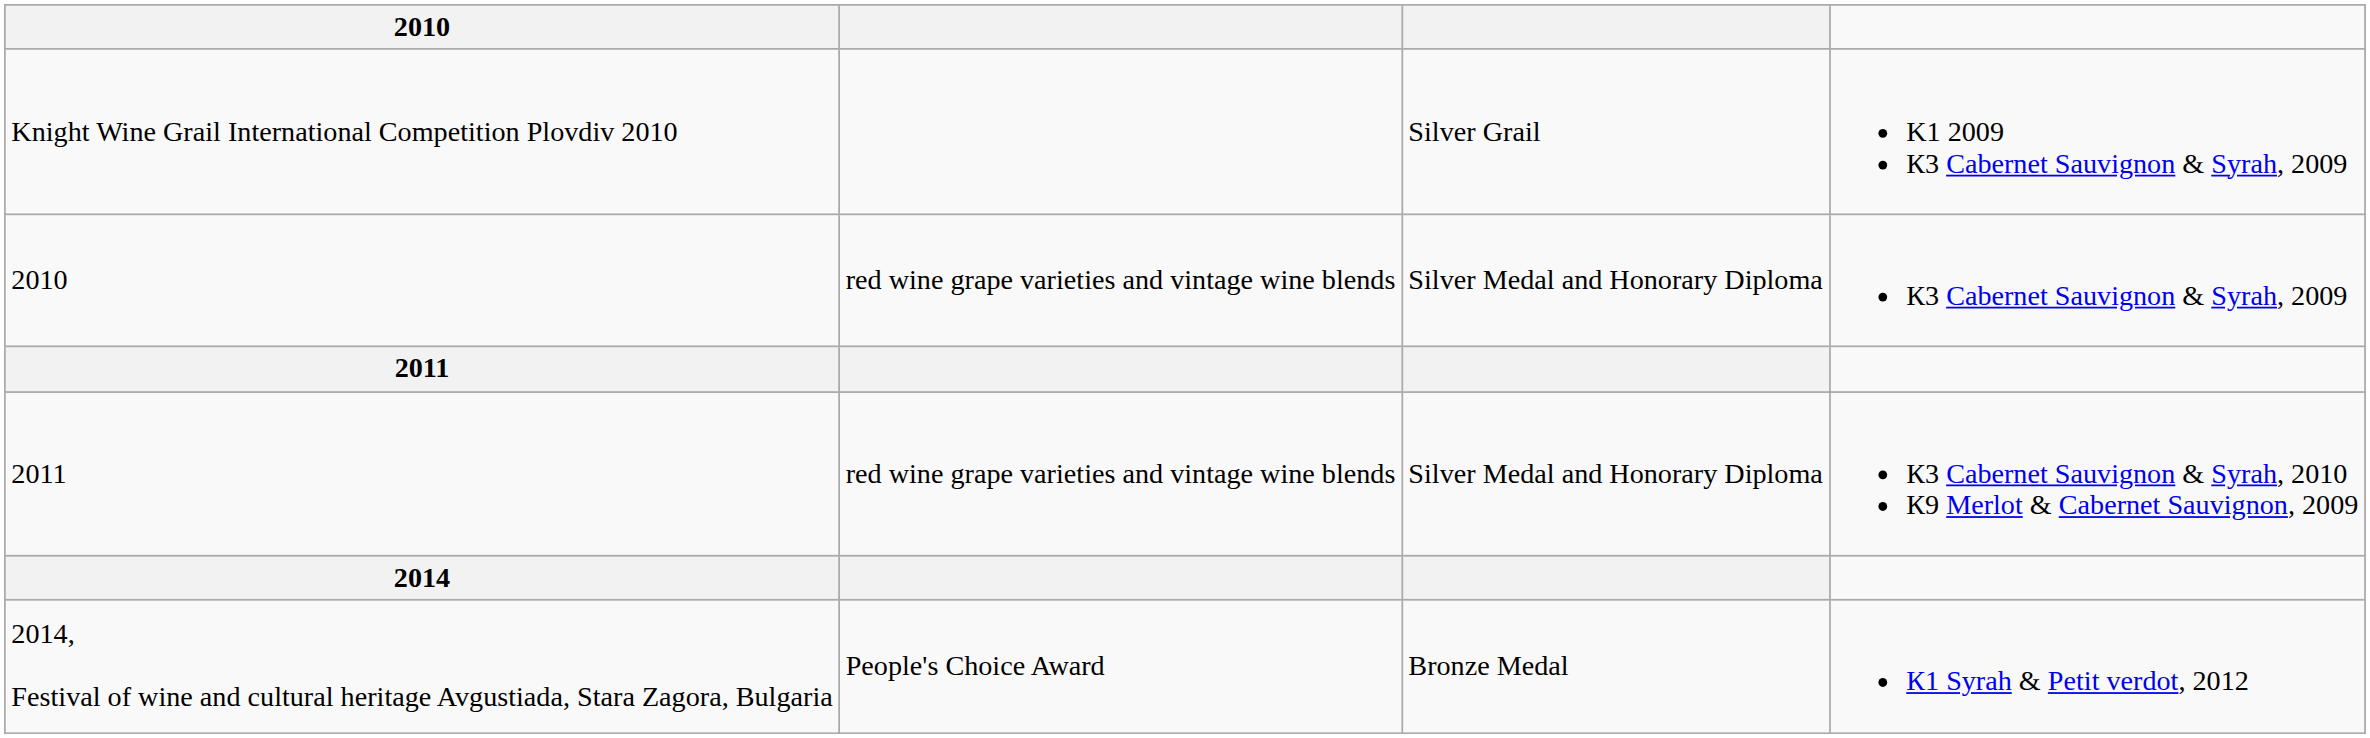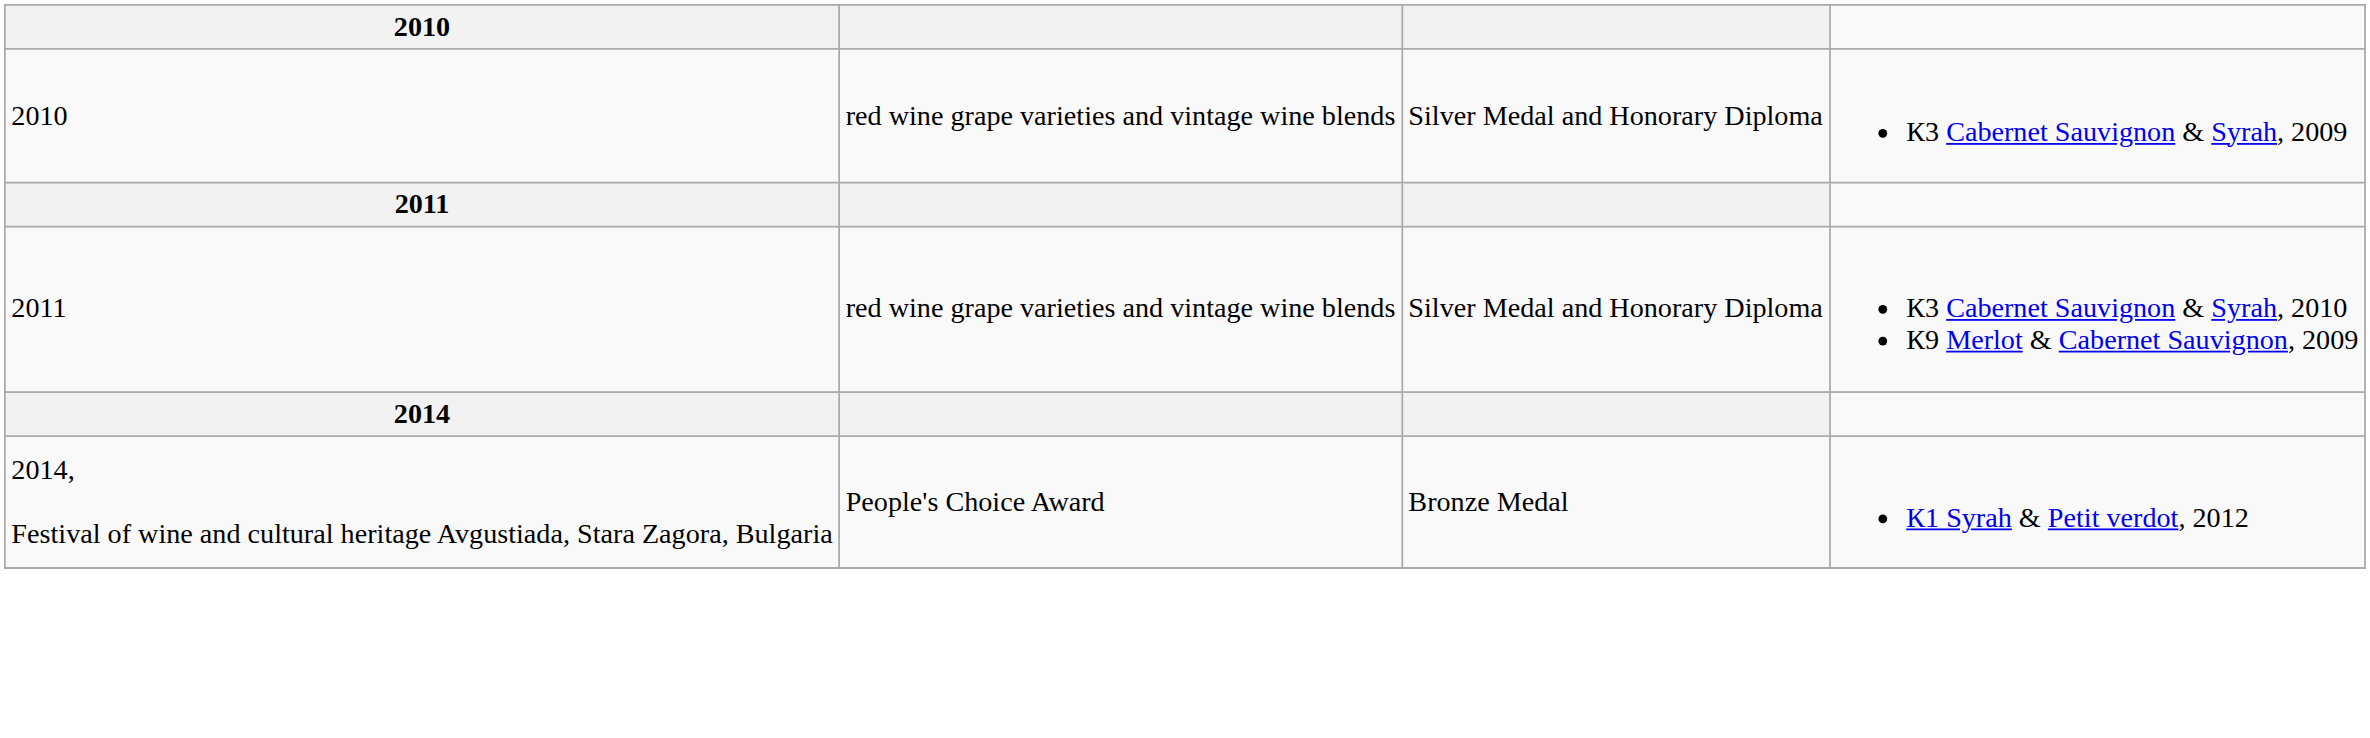- row: (345, 131)
